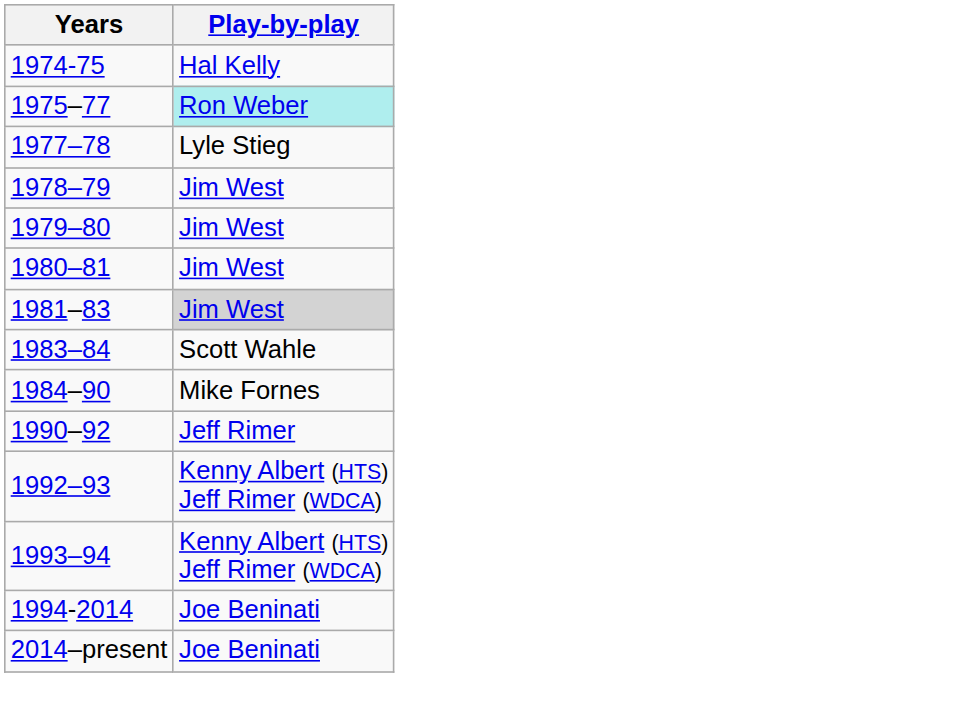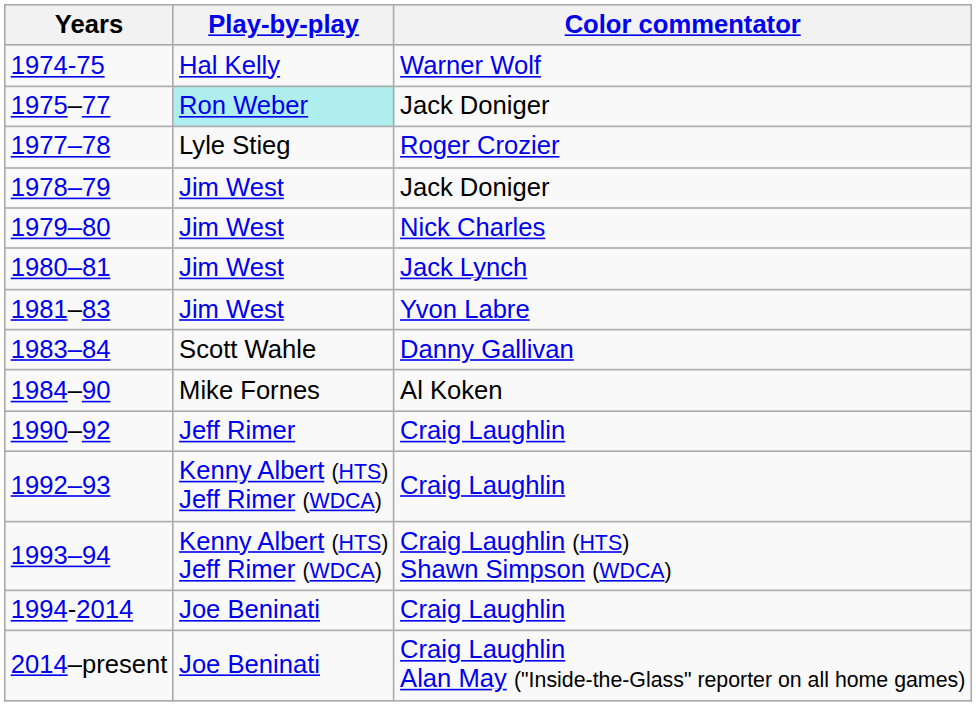+ column: (683, 24)
(231, 308) lightgrey background -> (231, 308) no background
